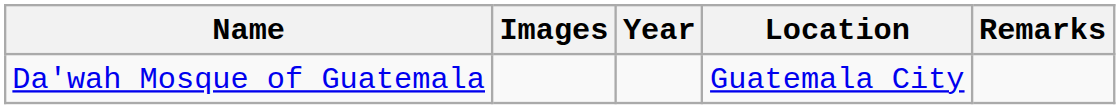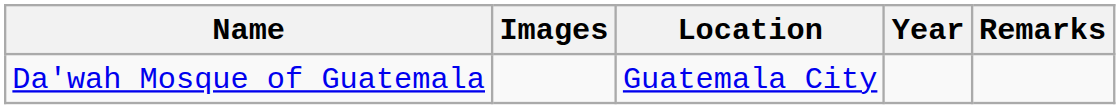columns swapped: (837, 30) <-> (659, 30)
